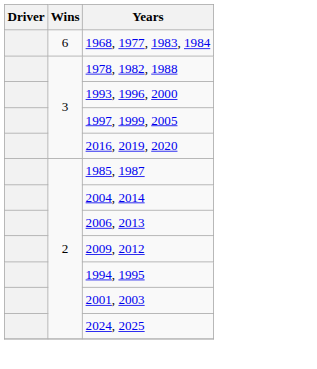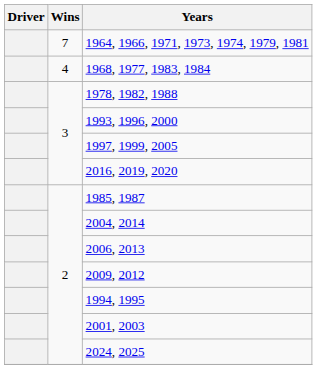+ row: (197, 43)
(65, 43) 6 -> (65, 68) 4
